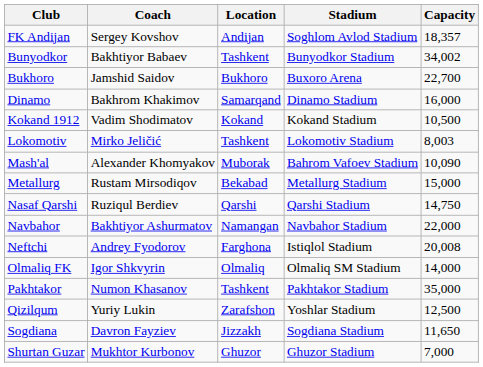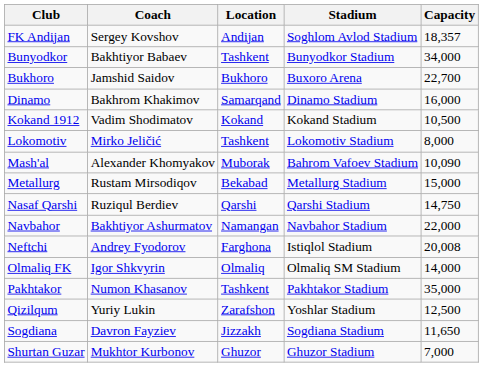(442, 57) 34,002 -> (442, 57) 34,000
(439, 141) 8,003 -> (439, 141) 8,000
